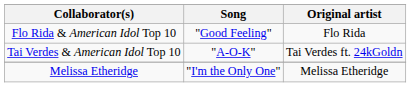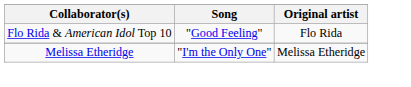- row: (94, 52)
